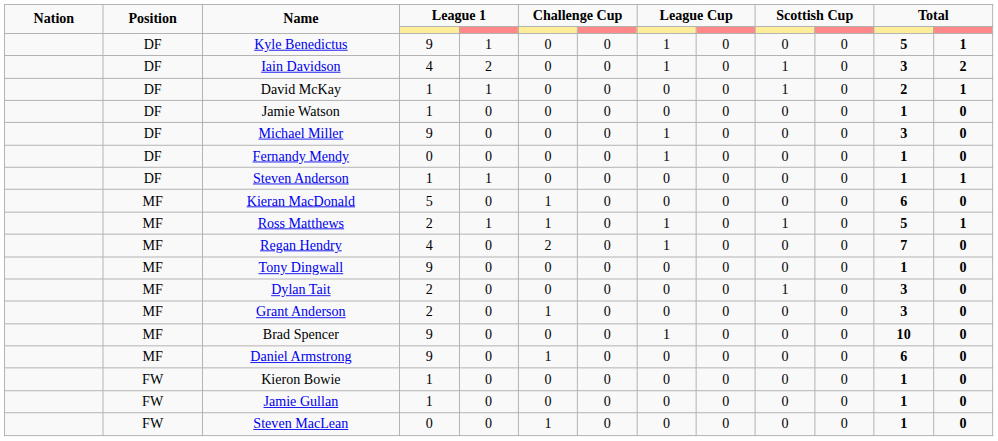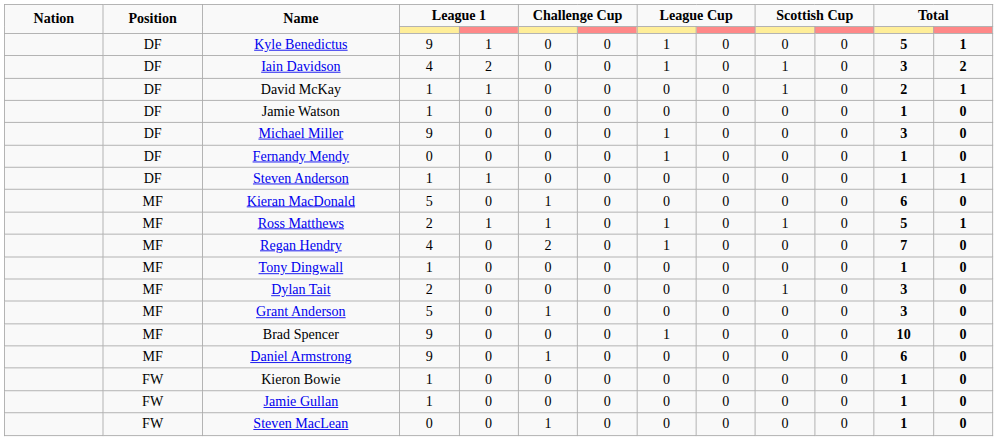(429, 267) 9 -> (429, 267) 1
(429, 312) 2 -> (429, 312) 5
